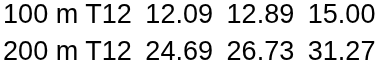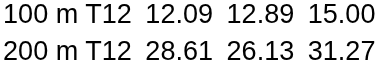(179, 51) 24.69 -> (179, 51) 28.61
(260, 51) 26.73 -> (260, 51) 26.13
